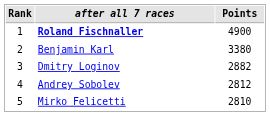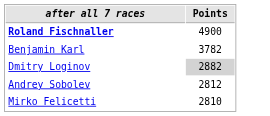- column: (20, 14)
(240, 50) 3380 -> (210, 50) 3782
(240, 67) no background -> (210, 67) lightgrey background
